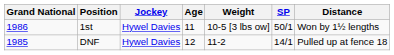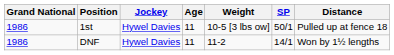(338, 27) Won by 1½ lengths -> (342, 27) Pulled up at fence 18
(17, 42) 1985 -> (17, 42) 1986
(190, 42) 12 -> (190, 42) 11
(342, 42) Pulled up at fence 18 -> (338, 42) Won by 1½ lengths
